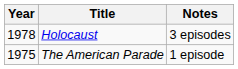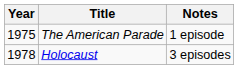rows swapped: (102, 54) <-> (69, 34)
